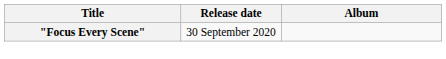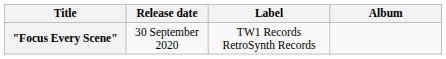+ column: (269, 13)
